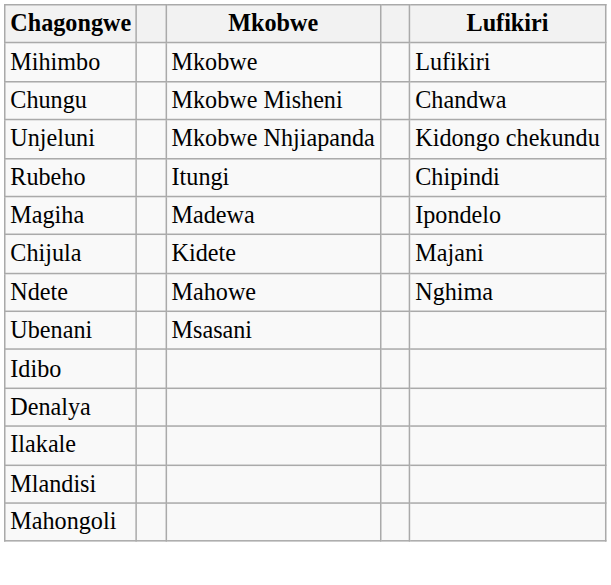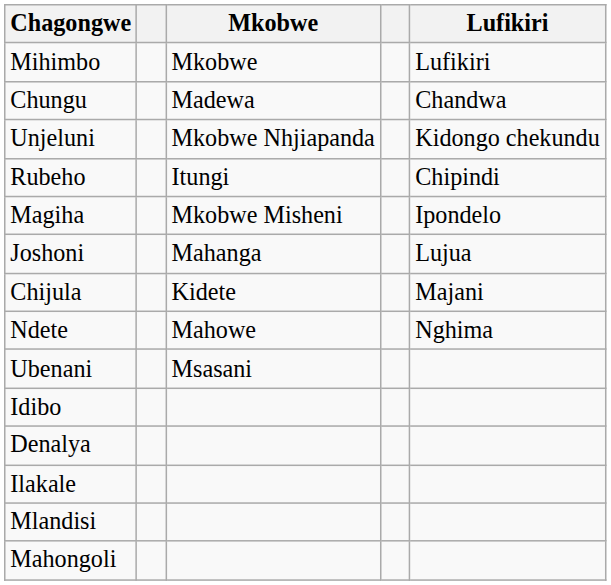(257, 100) Mkobwe Misheni -> (213, 100) Madewa
(213, 215) Madewa -> (257, 215) Mkobwe Misheni
+ row: (47, 253)
